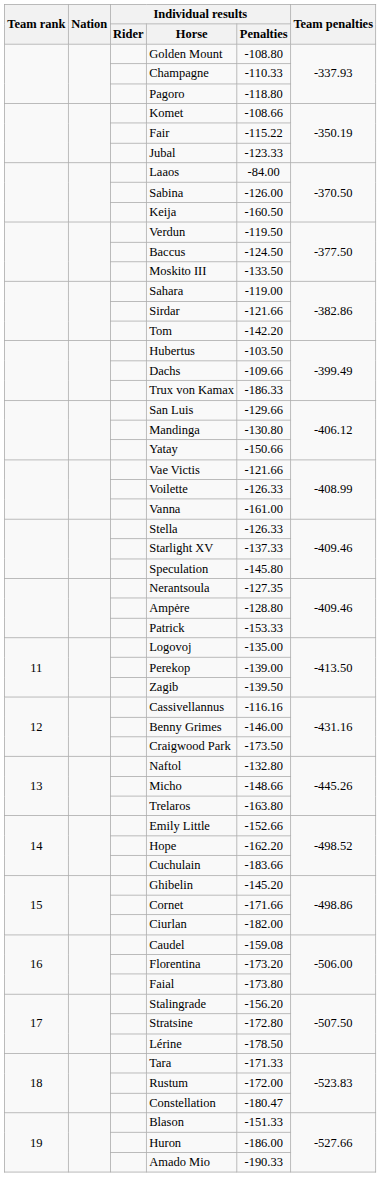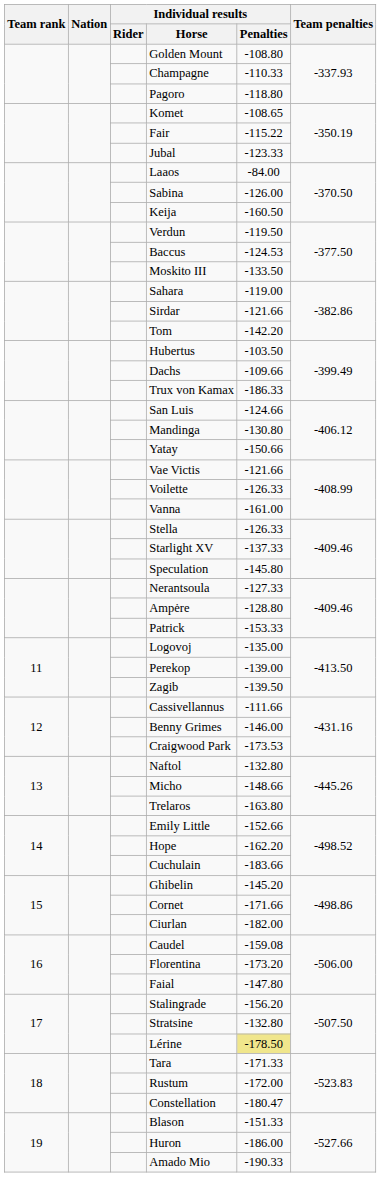(264, 113) -108.66 -> (264, 113) -108.65
(264, 251) -124.50 -> (264, 251) -124.53
(264, 410) -129.66 -> (264, 410) -124.66
(264, 588) -127.35 -> (264, 588) -127.33
(264, 707) -116.16 -> (264, 707) -111.66
(264, 746) -173.50 -> (264, 746) -173.53
(264, 984) -173.80 -> (264, 984) -147.80
(264, 1023) -172.80 -> (264, 1023) -132.80
(264, 1043) no background -> (264, 1043) khaki background
